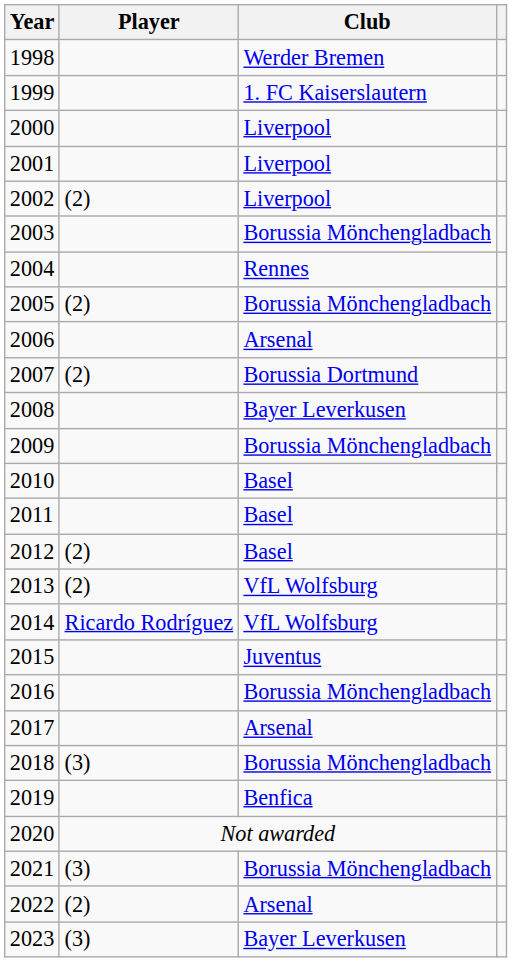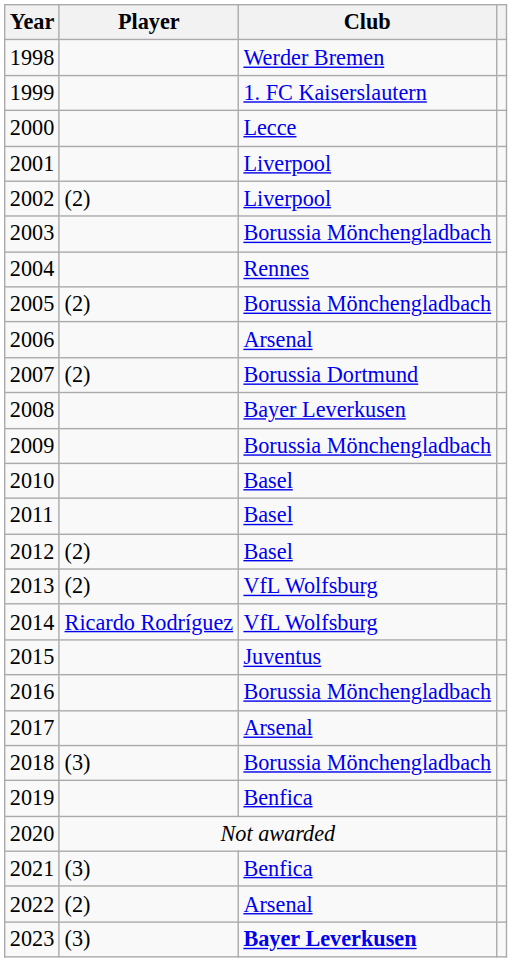(287, 127) Liverpool -> (270, 127) Lecce
(367, 868) Borussia Mönchengladbach -> (278, 868) Benfica
(325, 939) normal -> (330, 939) bold
